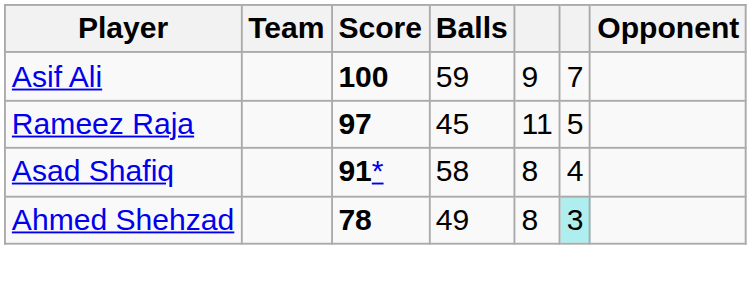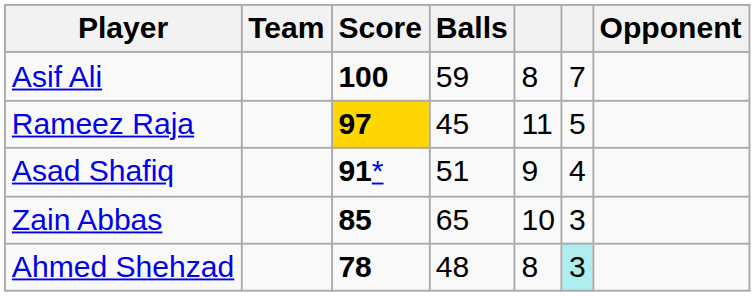(530, 76) 9 -> (530, 76) 8
(355, 123) no background -> (355, 123) gold background
(453, 171) 58 -> (453, 171) 51
(530, 171) 8 -> (530, 171) 9
+ row: (87, 219)
(453, 219) 49 -> (453, 266) 48
